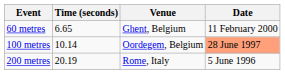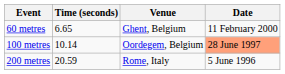(66, 61) 20.19 -> (66, 61) 20.59
